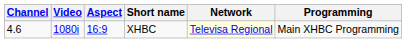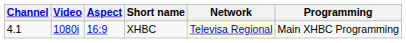(14, 29) 4.6 -> (14, 29) 4.1
